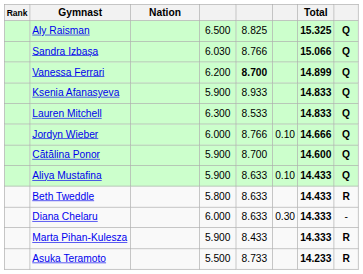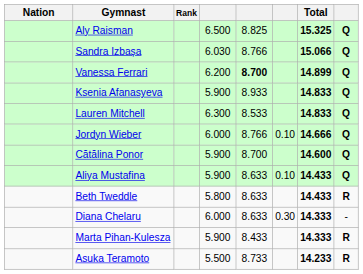columns swapped: (17, 13) <-> (165, 12)
